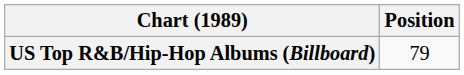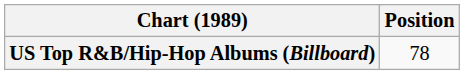(420, 52) 79 -> (420, 52) 78
